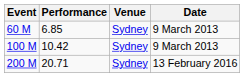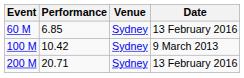(186, 30) 9 March 2013 -> (195, 30) 13 February 2016
